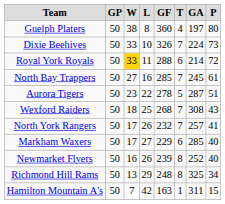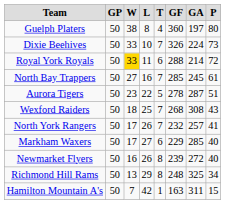columns swapped: (180, 12) <-> (164, 12)
(196, 158) 252 -> (196, 158) 272
